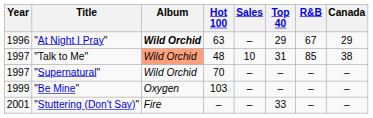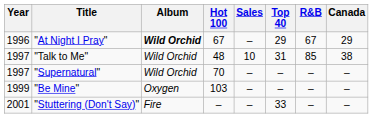(219, 40) 63 -> (219, 40) 67
(170, 56) lightsalmon background -> (170, 56) no background
